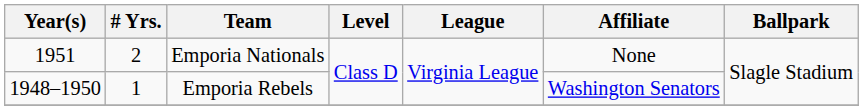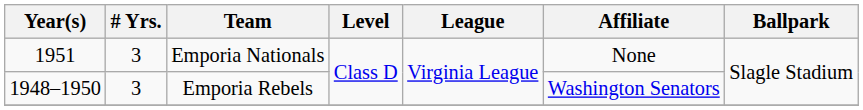(136, 55) 2 -> (136, 55) 3
(136, 88) 1 -> (136, 88) 3
